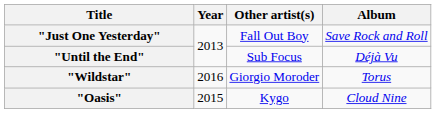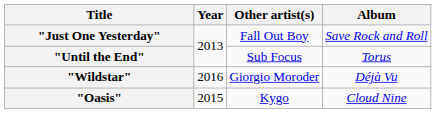(376, 56) Déjà Vu -> (376, 56) Torus
(376, 77) Torus -> (376, 77) Déjà Vu
